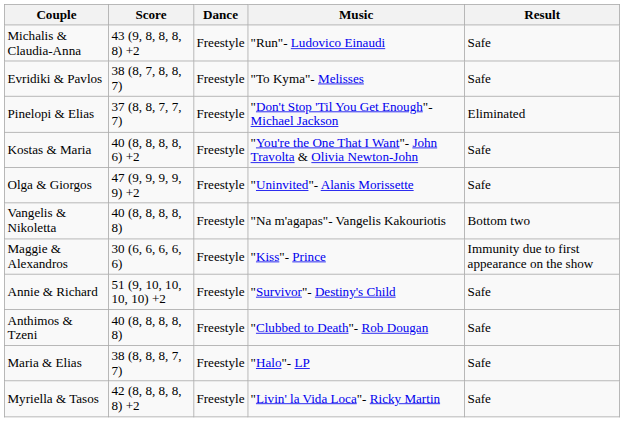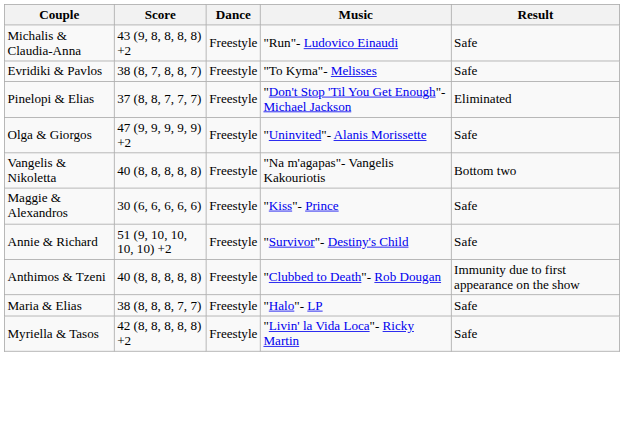- row: (49, 149)
(530, 256) Immunity due to first appearance on the show -> (466, 206) Safe
(479, 327) Safe -> (517, 277) Immunity due to first appearance on the show
